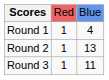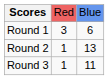(64, 30) 1 -> (64, 30) 3
(90, 30) 4 -> (90, 30) 6
